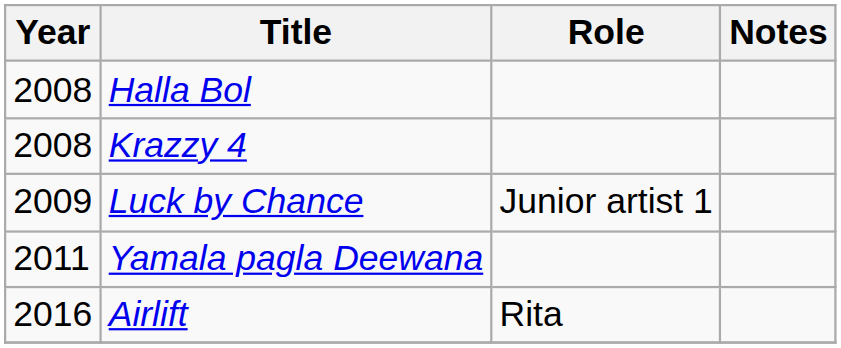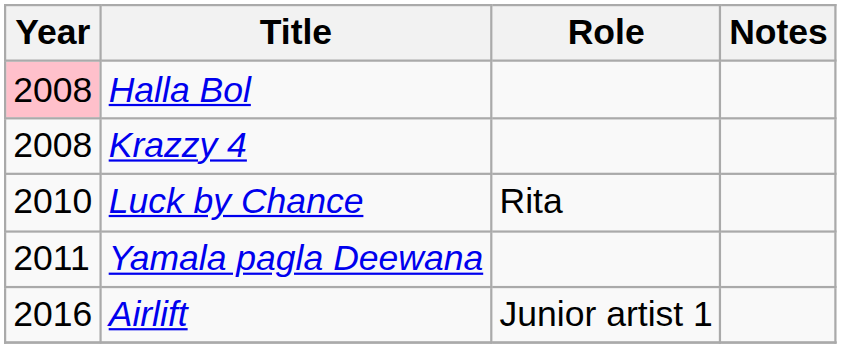(53, 88) no background -> (53, 88) pink background
(53, 201) 2009 -> (53, 201) 2010
(606, 201) Junior artist 1 -> (531, 201) Rita
(531, 314) Rita -> (606, 314) Junior artist 1
